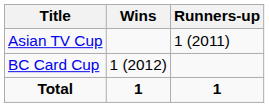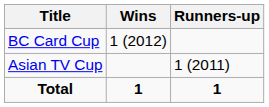rows swapped: (55, 41) <-> (54, 65)
